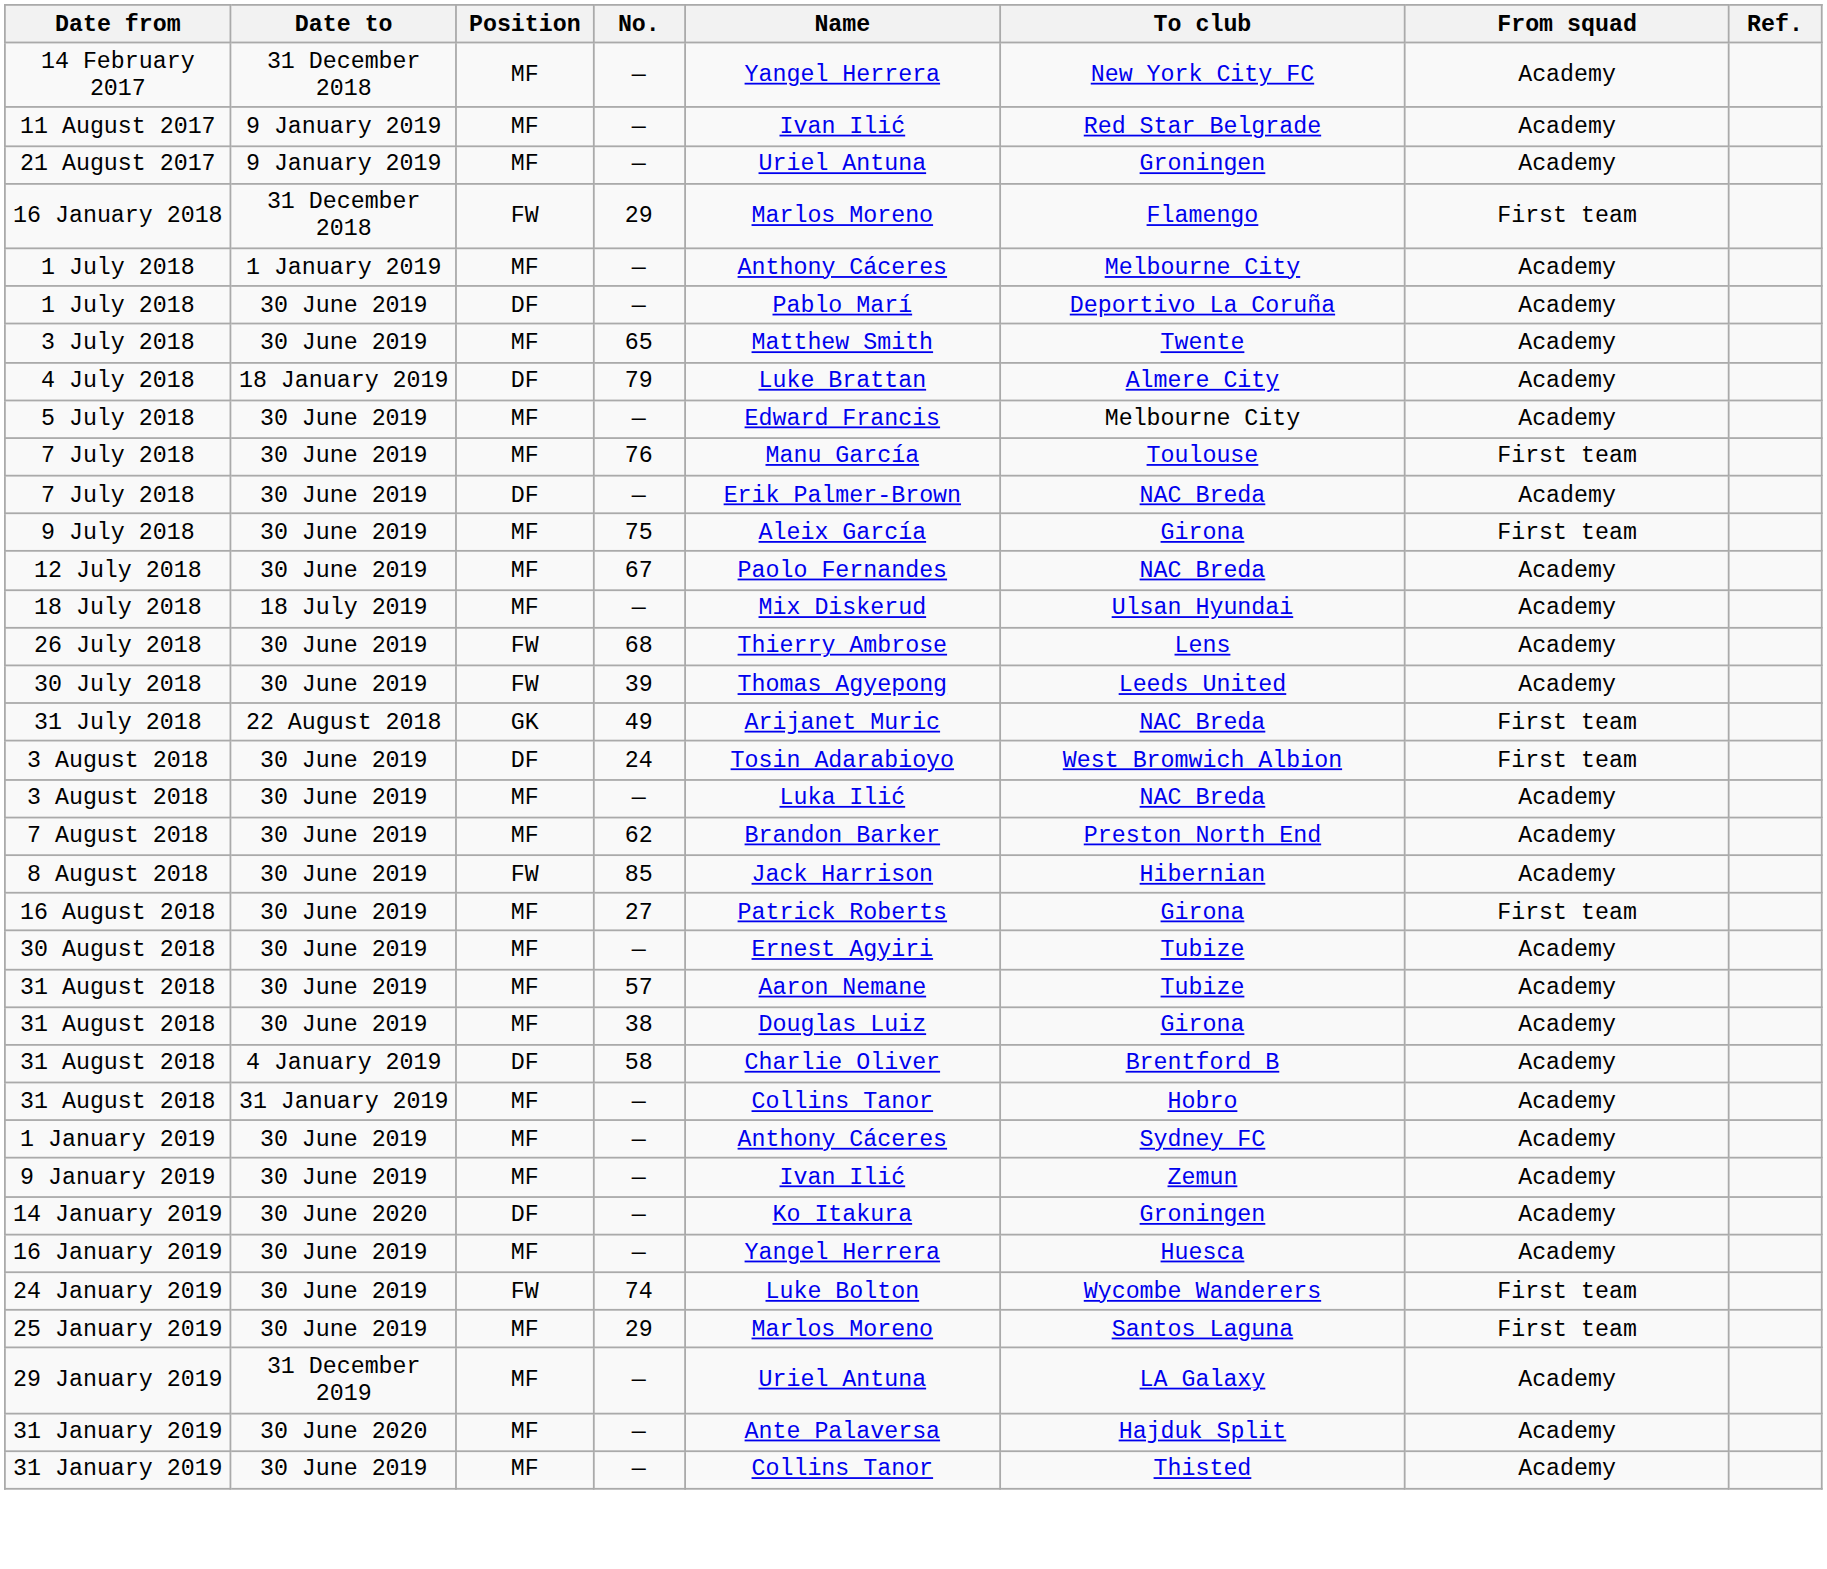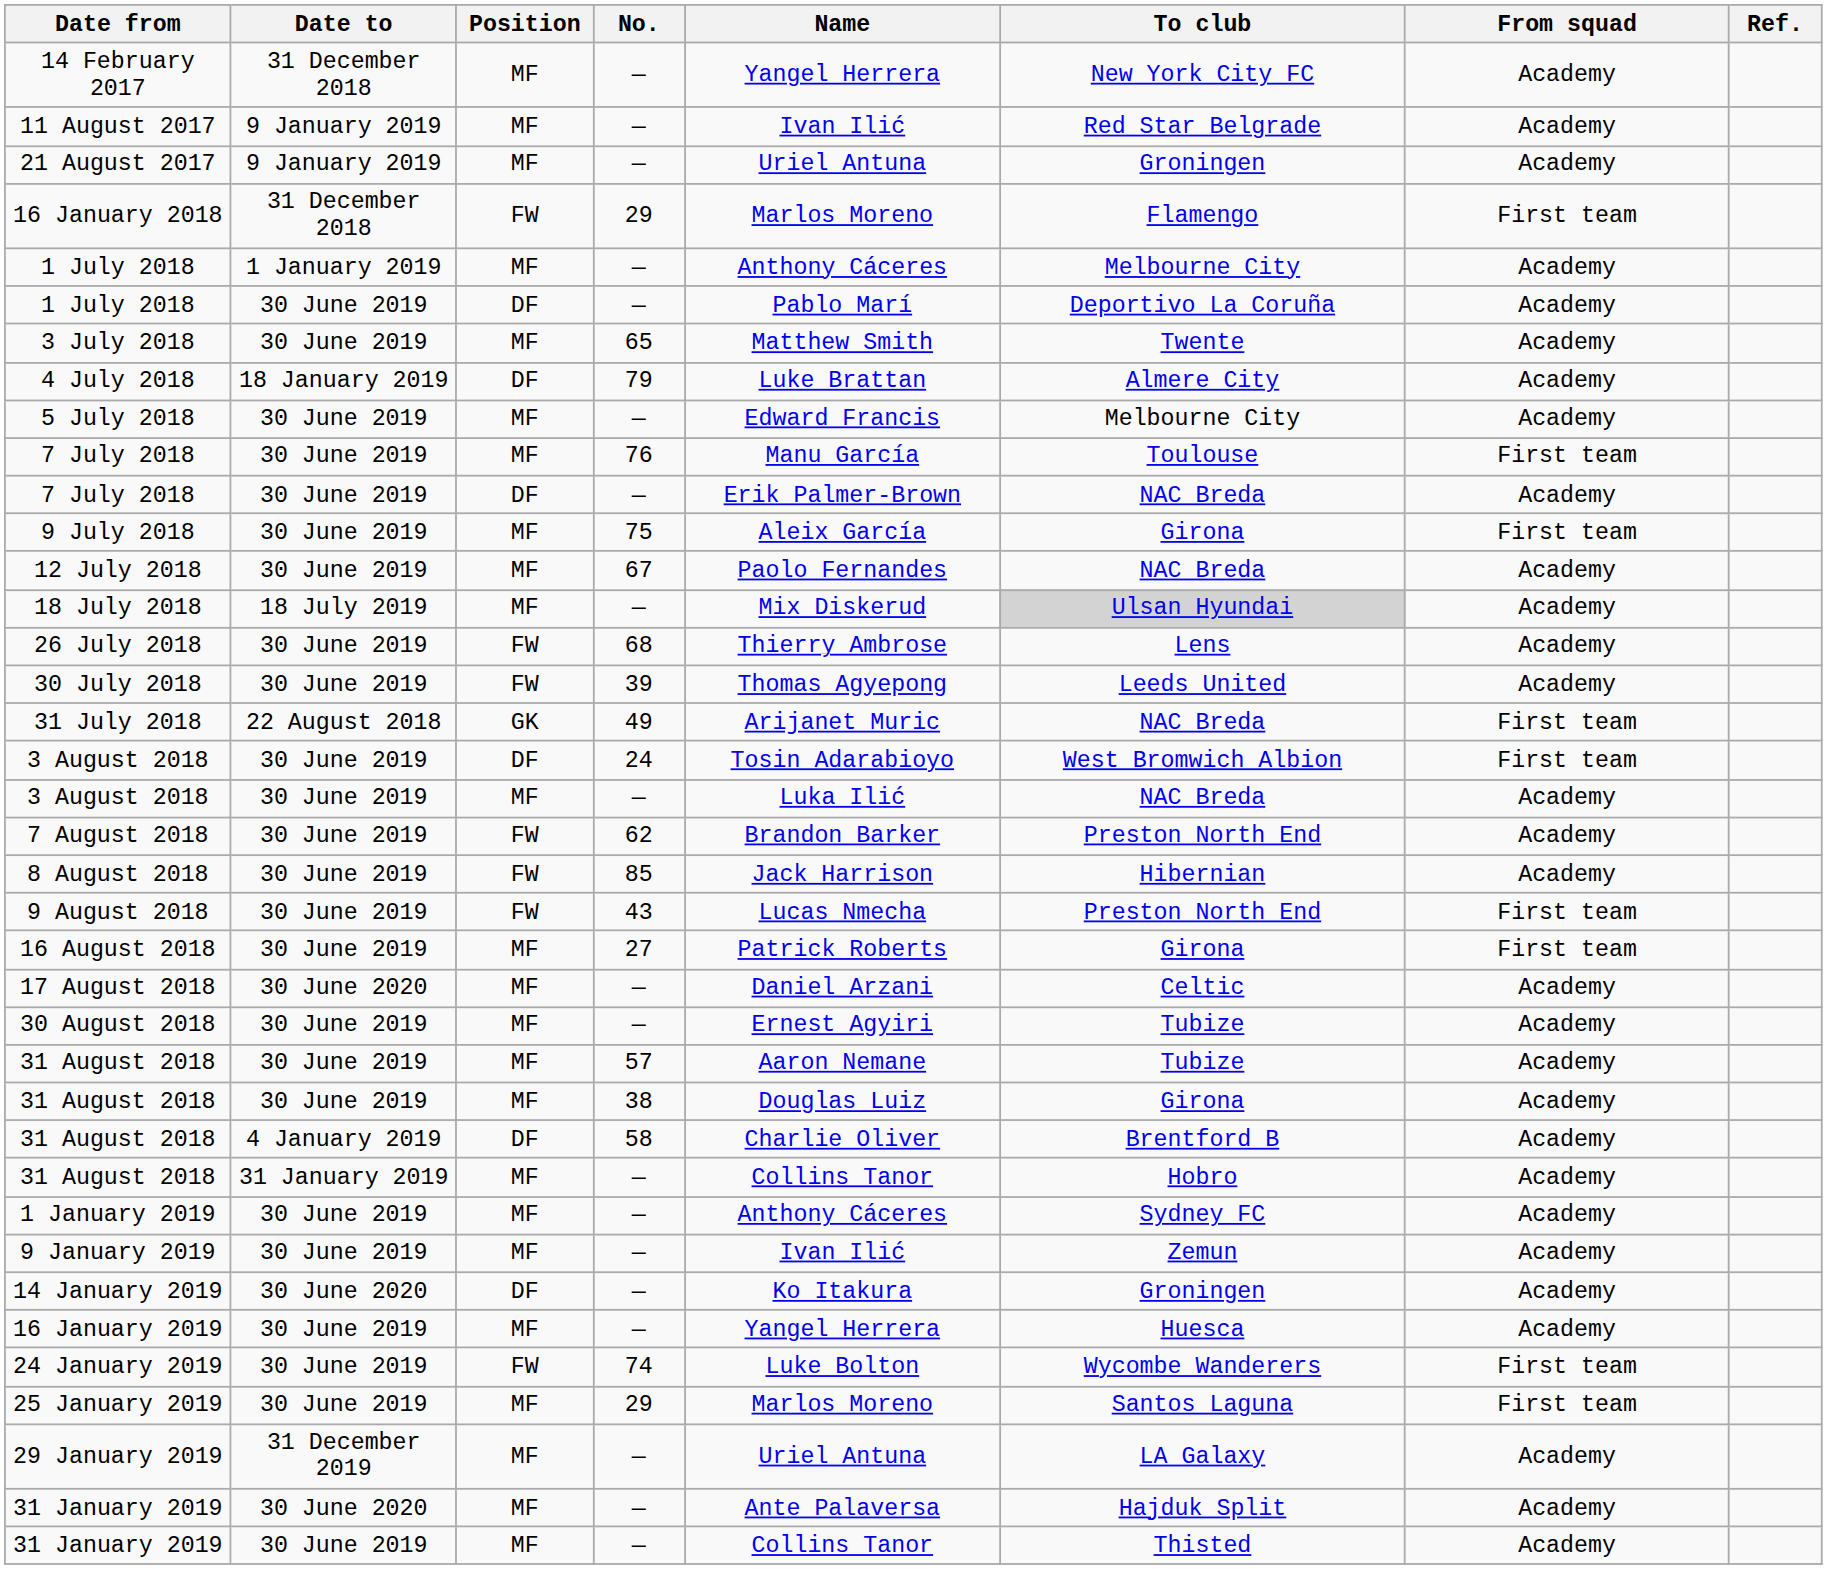(1202, 609) no background -> (1202, 609) lightgrey background
(525, 836) MF -> (525, 836) FW
+ row: (118, 912)
+ row: (118, 988)
